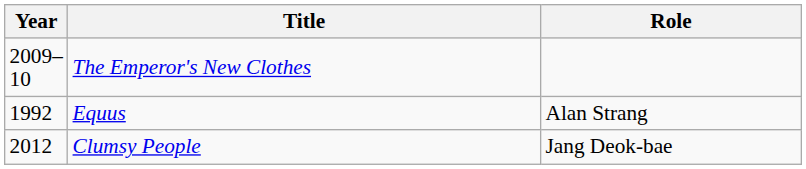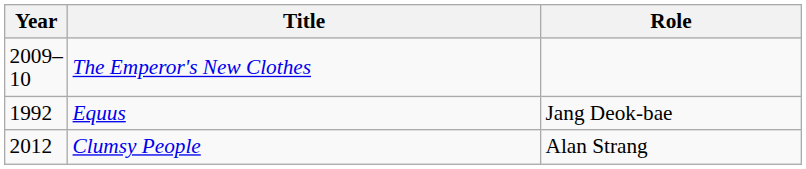(597, 112) Alan Strang -> (609, 112) Jang Deok-bae
(609, 146) Jang Deok-bae -> (597, 146) Alan Strang
